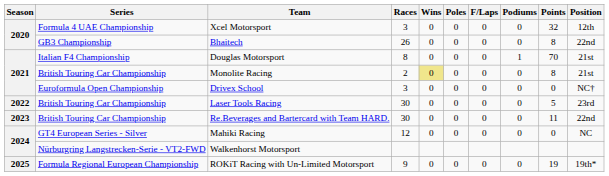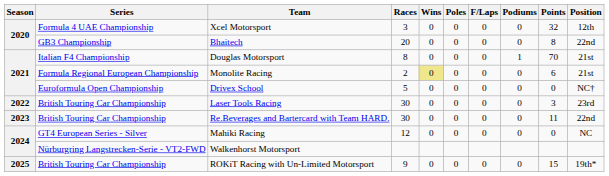(405, 42) 26 -> (405, 42) 20
(102, 73) British Touring Car Championship -> (118, 73) Formula Regional European Championship
(553, 73) 8 -> (553, 73) 6
(405, 88) 3 -> (405, 88) 5
(553, 103) 5 -> (553, 103) 3
(118, 164) Formula Regional European Championship -> (102, 164) British Touring Car Championship
(553, 164) 19 -> (553, 164) 15
